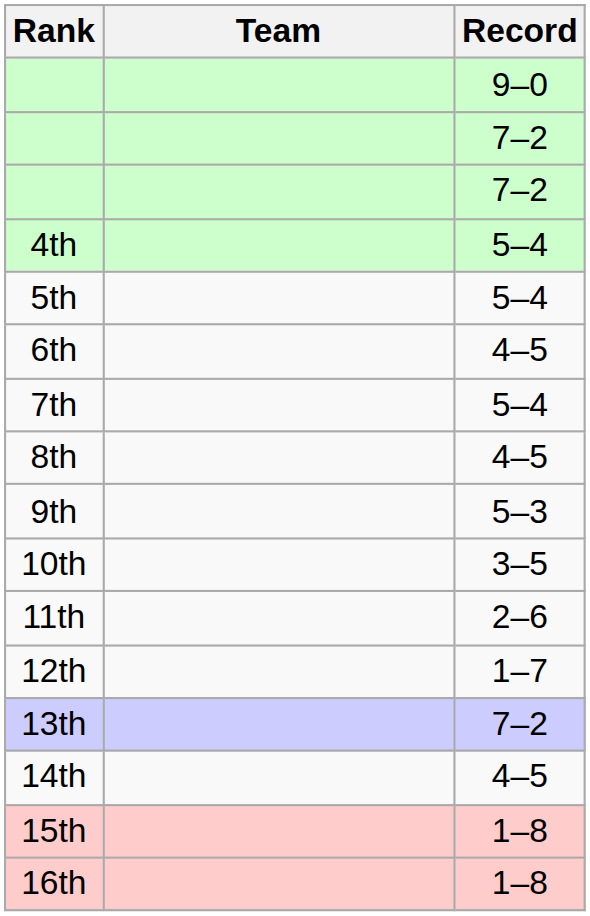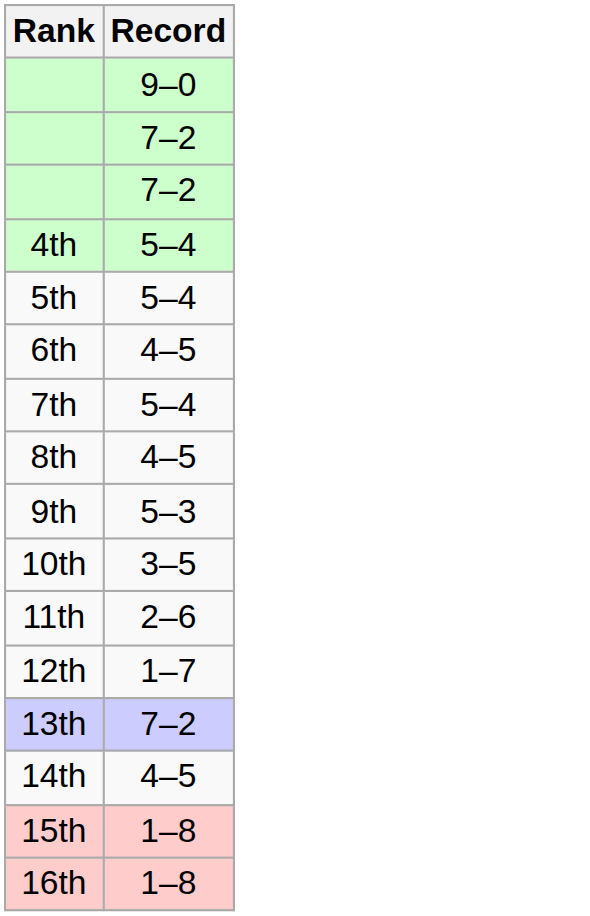- column: (278, 31)
